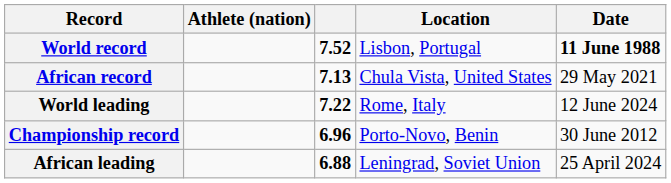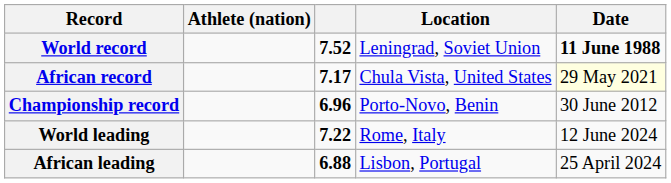(420, 47) Lisbon, Portugal -> (450, 47) Leningrad, Soviet Union
(335, 76) 7.13 -> (335, 76) 7.17
(609, 76) no background -> (609, 76) lightyellow background
rows swapped: (94, 134) <-> (94, 105)
(450, 163) Leningrad, Soviet Union -> (420, 163) Lisbon, Portugal
